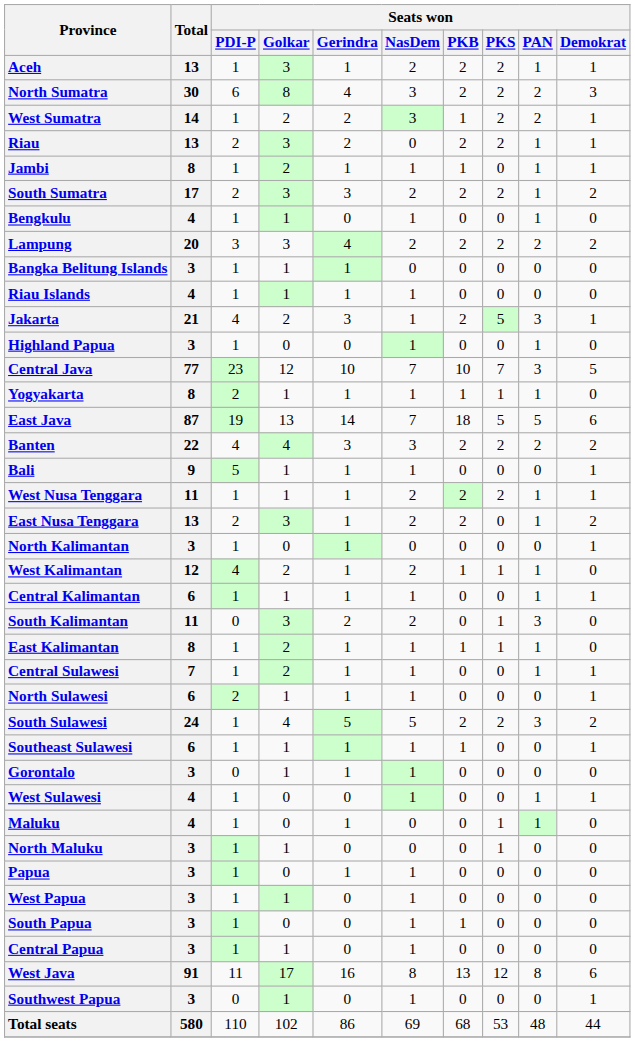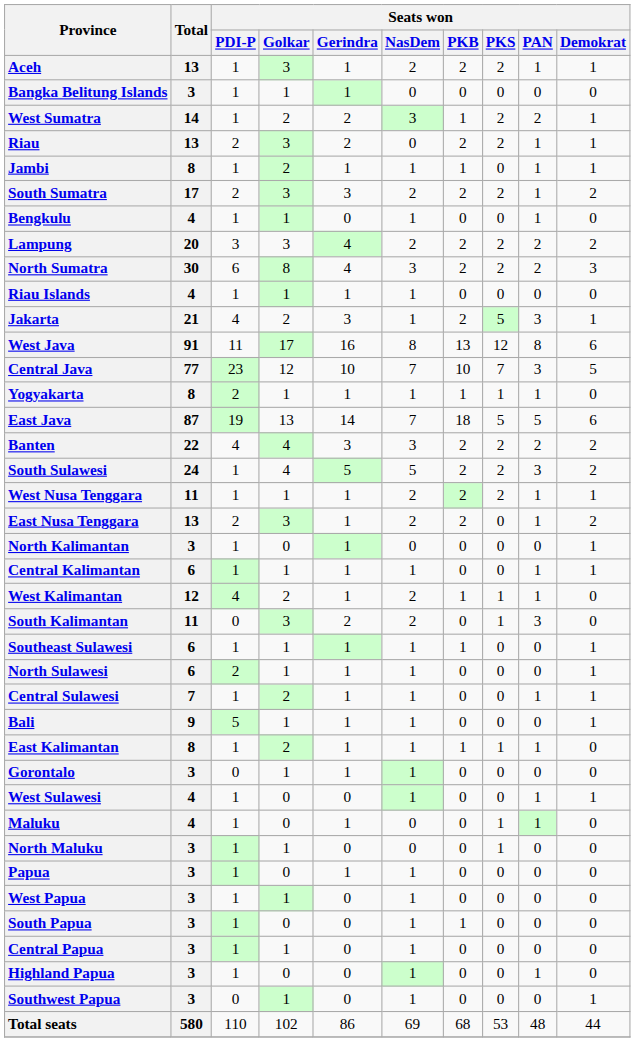rows swapped: (58, 93) <-> (88, 269)
rows swapped: (41, 974) <-> (61, 344)
rows swapped: (21, 470) <-> (57, 722)
rows swapped: (65, 571) <-> (74, 596)
rows swapped: (63, 646) <-> (70, 747)
rows swapped: (58, 697) <-> (63, 672)
